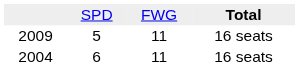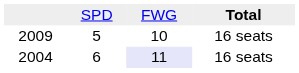(159, 36) 11 -> (159, 36) 10
(159, 57) no background -> (159, 57) lavender background
